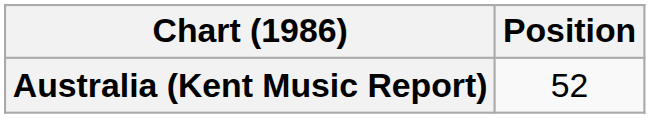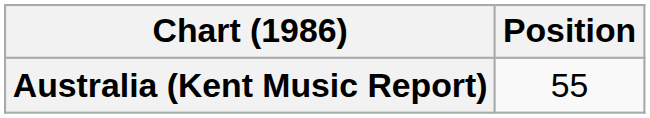(570, 84) 52 -> (570, 84) 55
